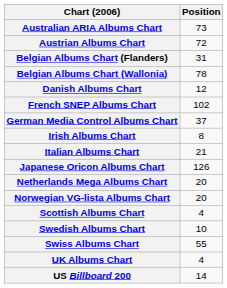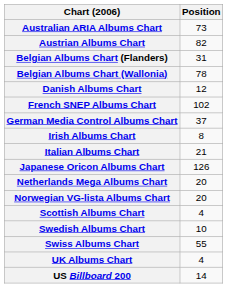(201, 43) 72 -> (201, 43) 82
